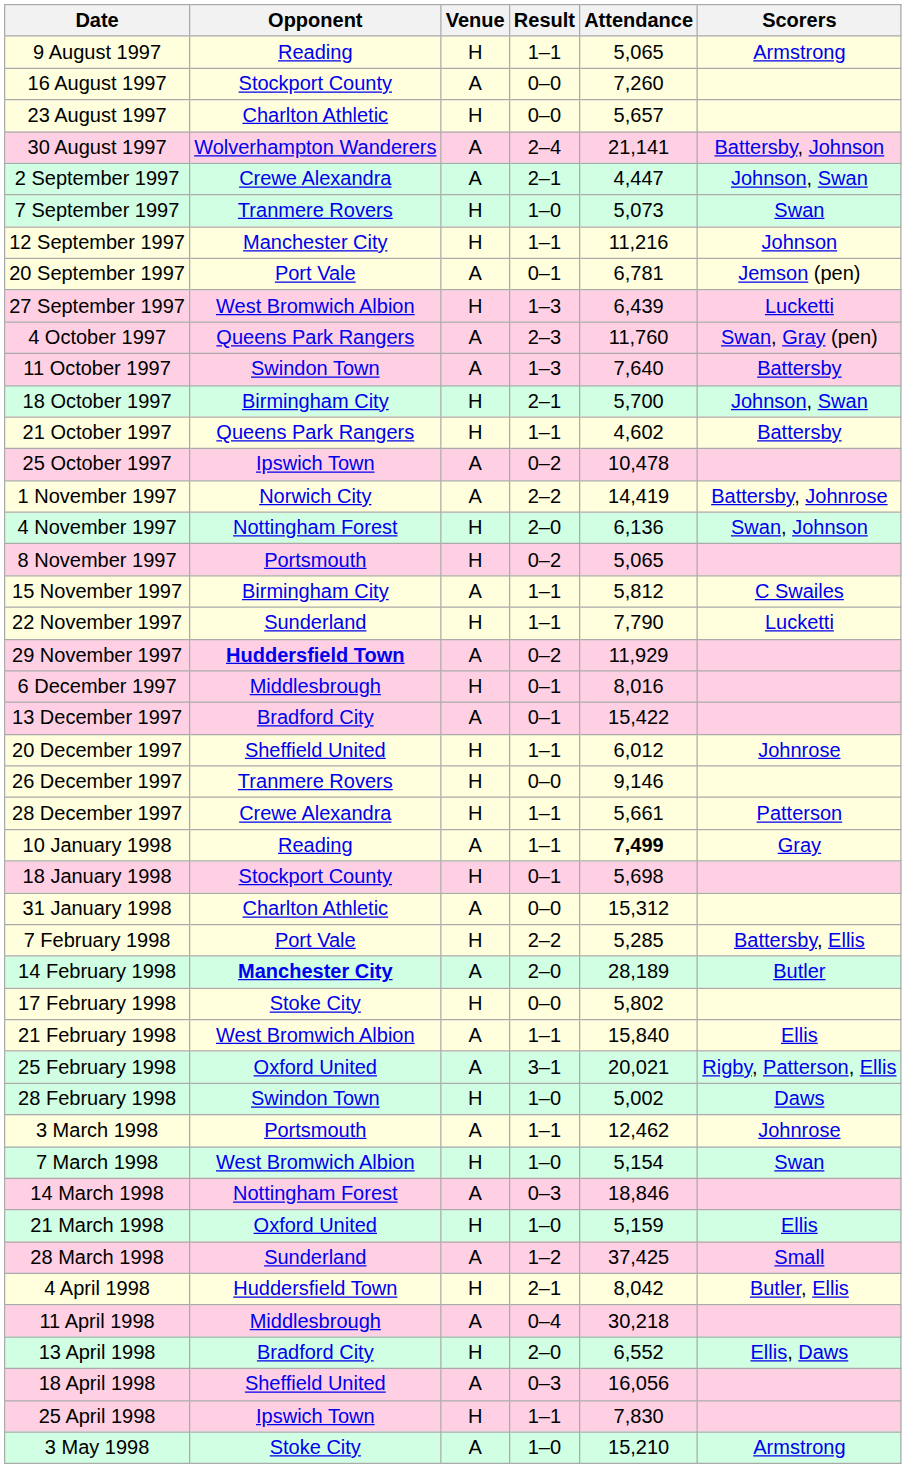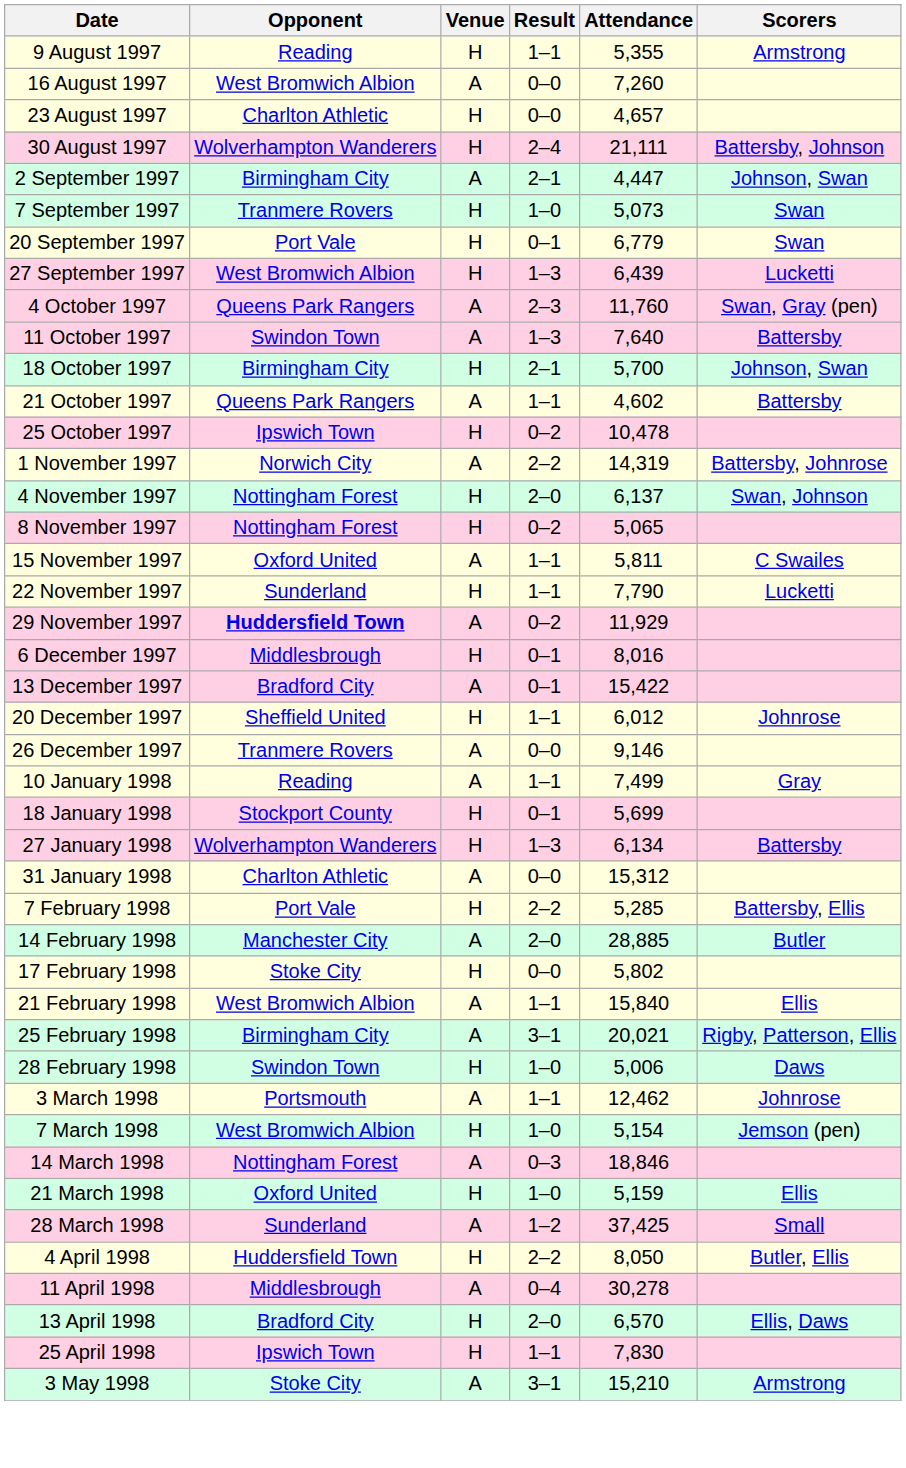(639, 52) 5,065 -> (639, 52) 5,355
(315, 83) Stockport County -> (315, 83) West Bromwich Albion
(639, 115) 5,657 -> (639, 115) 4,657
(475, 147) A -> (475, 147) H
(639, 147) 21,141 -> (639, 147) 21,111
(315, 178) Crewe Alexandra -> (315, 178) Birmingham City
- row: (97, 242)
(475, 274) A -> (475, 242) H
(639, 274) 6,781 -> (639, 242) 6,779
(799, 274) Jemson (pen) -> (799, 242) Swan
(475, 432) H -> (475, 400) A
(475, 464) A -> (475, 432) H
(639, 496) 14,419 -> (639, 464) 14,319
(639, 527) 6,136 -> (639, 496) 6,137
(315, 559) Portsmouth -> (315, 527) Nottingham Forest
(315, 591) Birmingham City -> (315, 559) Oxford United
(639, 591) 5,812 -> (639, 559) 5,811
(475, 781) H -> (475, 749) A
- row: (97, 813)
(639, 845) bold -> (639, 781) normal
(639, 876) 5,698 -> (639, 813) 5,699
+ row: (97, 845)
(315, 971) bold -> (315, 940) normal
(639, 971) 28,189 -> (639, 940) 28,885
(315, 1067) Oxford United -> (315, 1035) Birmingham City
(639, 1098) 5,002 -> (639, 1067) 5,006
(799, 1162) Swan -> (799, 1130) Jemson (pen)
(544, 1289) 2–1 -> (544, 1257) 2–2
(639, 1289) 8,042 -> (639, 1257) 8,050
(639, 1320) 30,218 -> (639, 1289) 30,278
(639, 1352) 6,552 -> (639, 1320) 6,570
- row: (97, 1384)
(544, 1447) 1–0 -> (544, 1384) 3–1
